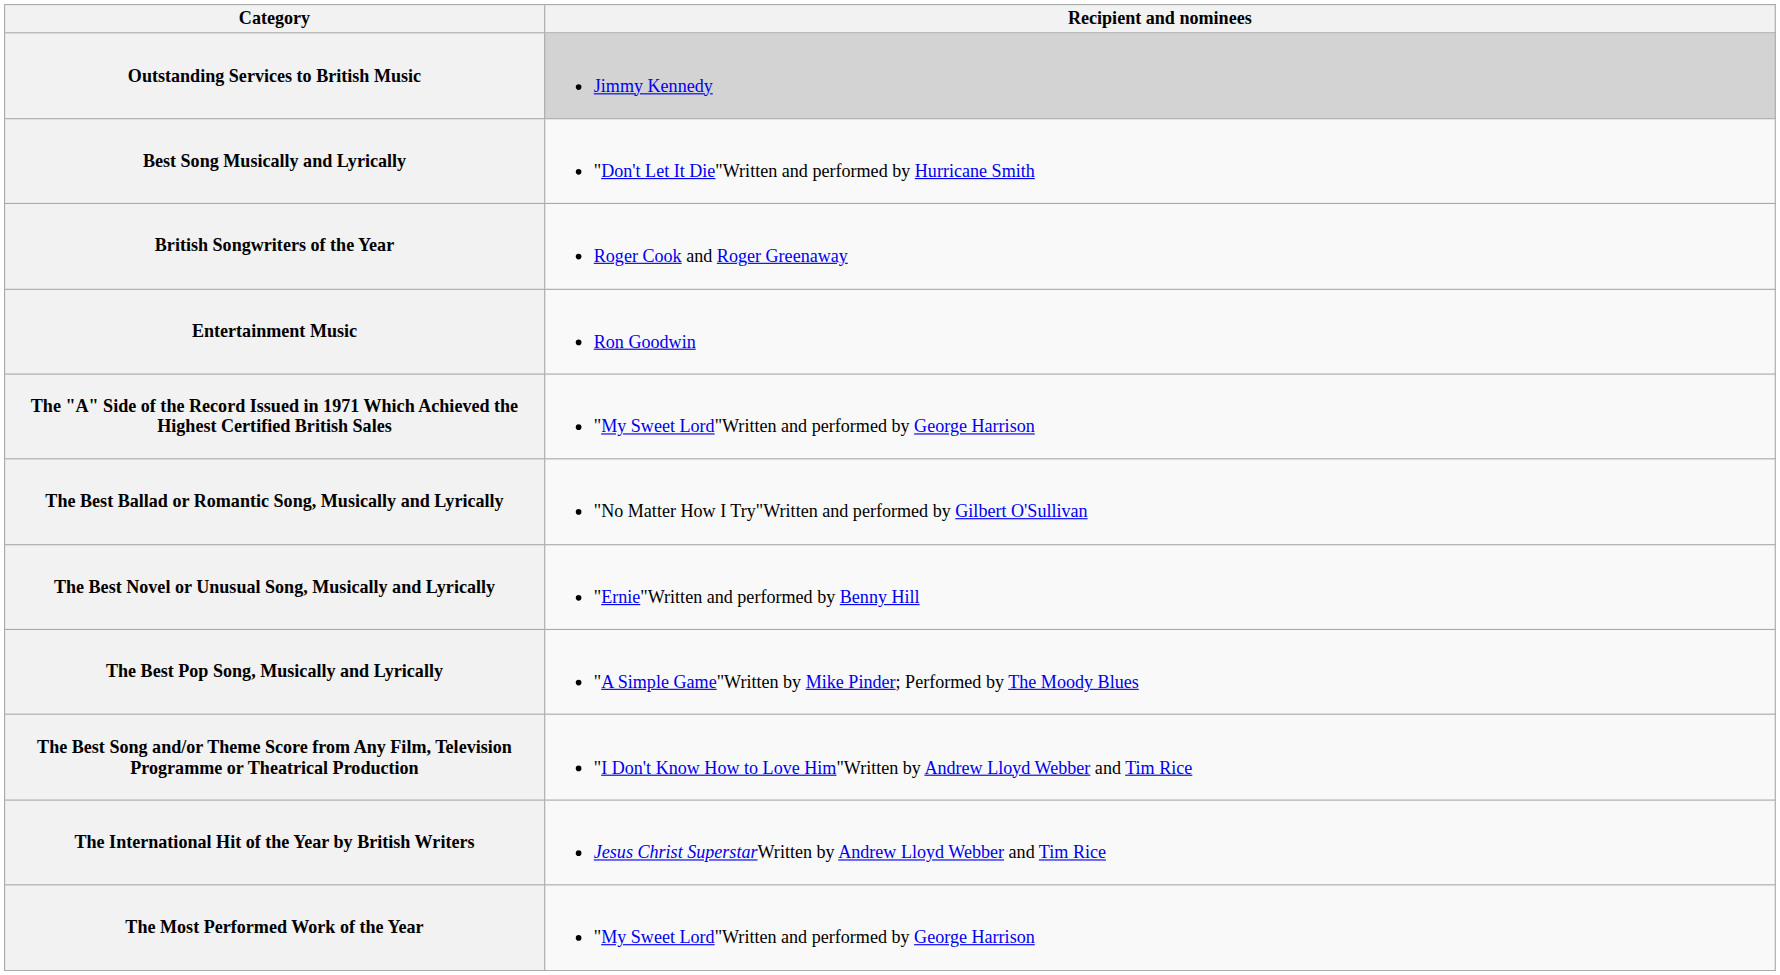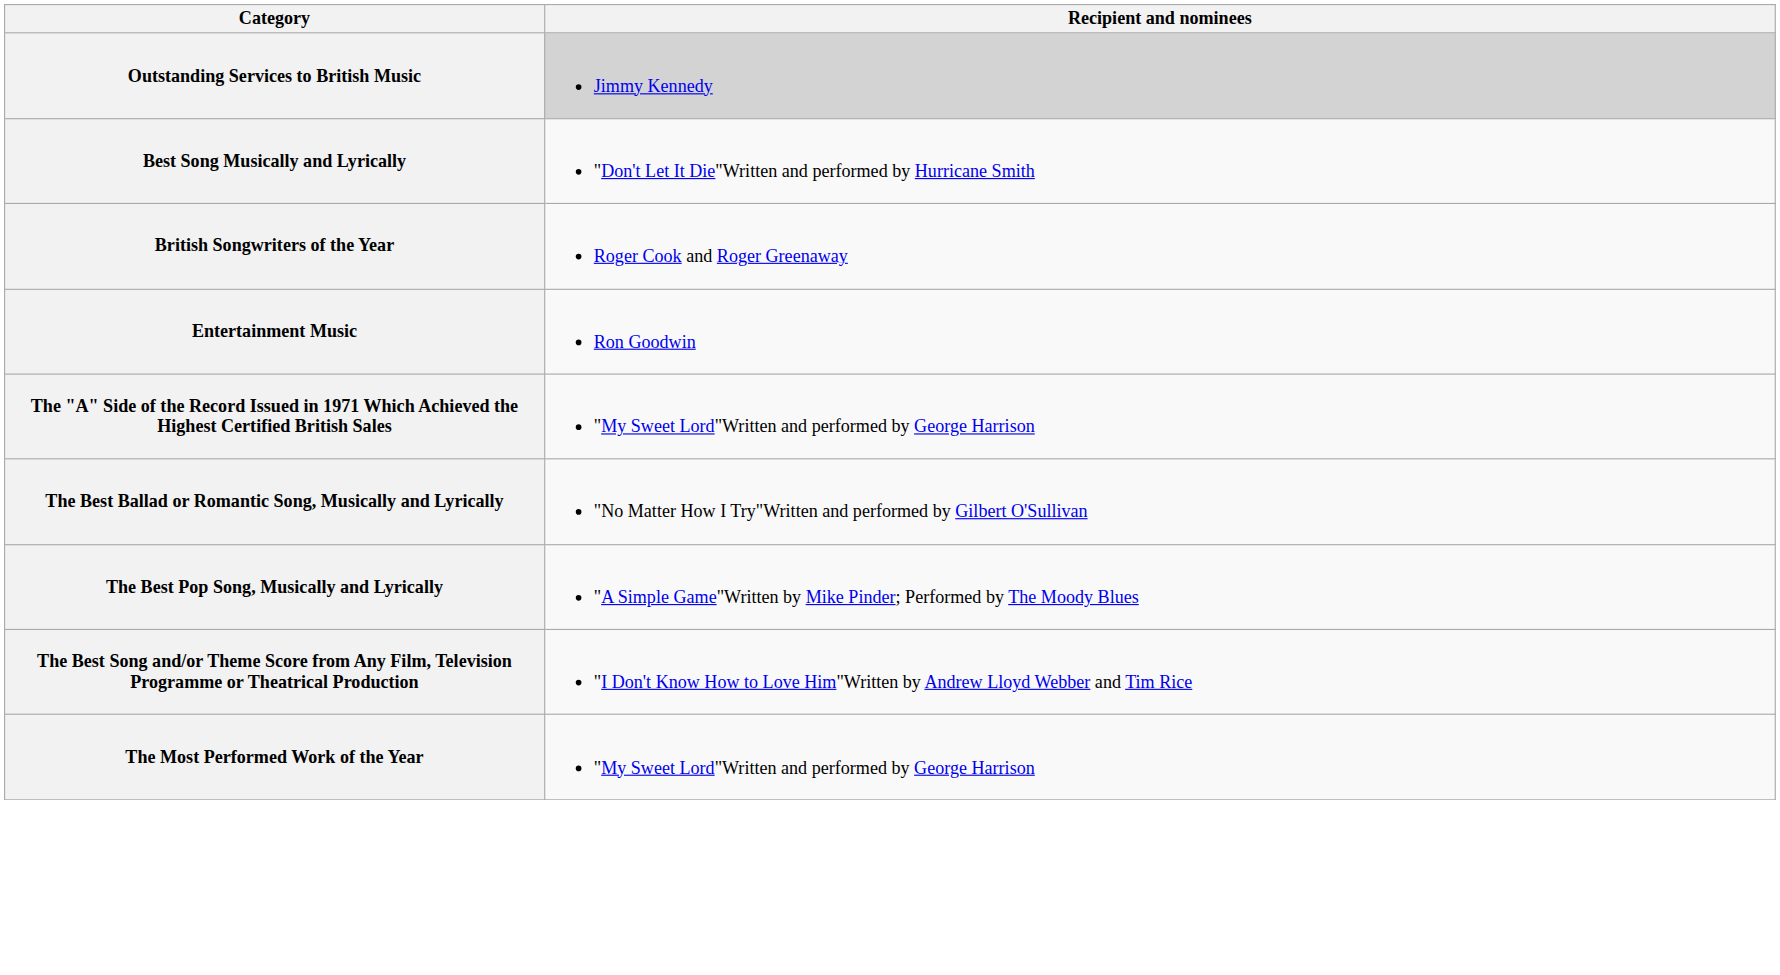- row: (274, 586)
- row: (274, 842)
